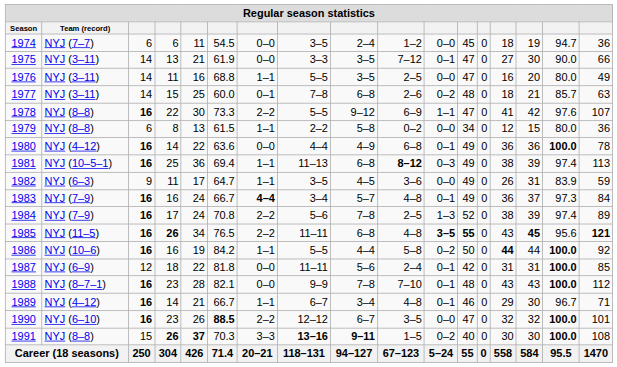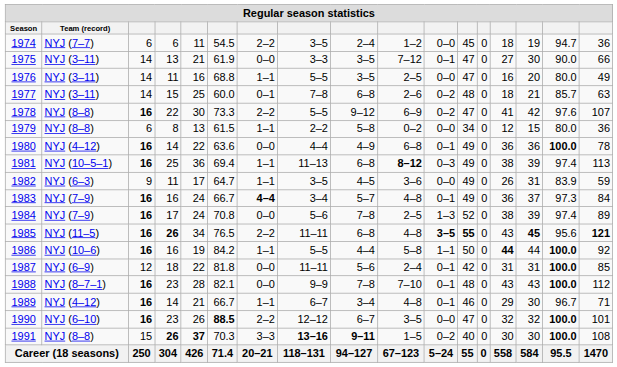(266, 42) 0–0 -> (266, 42) 2–2
(446, 112) 1–1 -> (446, 112) 0–2
(266, 215) 2–2 -> (266, 215) 0–0
(446, 250) 0–2 -> (446, 250) 1–1
